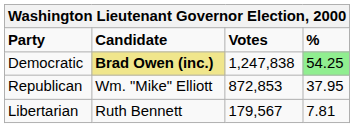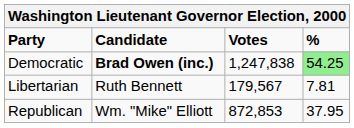(154, 63) khaki background -> (154, 63) no background
rows swapped: (45, 87) <-> (43, 110)
